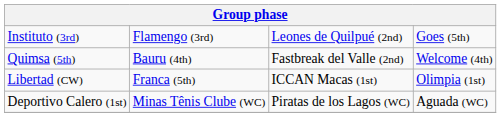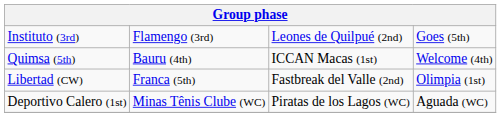(338, 58) Fastbreak del Valle (2nd) -> (324, 58) ICCAN Macas (1st)
(324, 79) ICCAN Macas (1st) -> (338, 79) Fastbreak del Valle (2nd)
